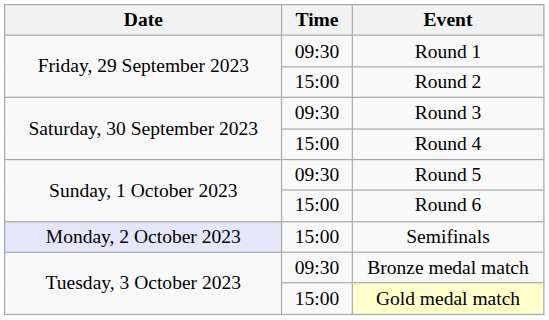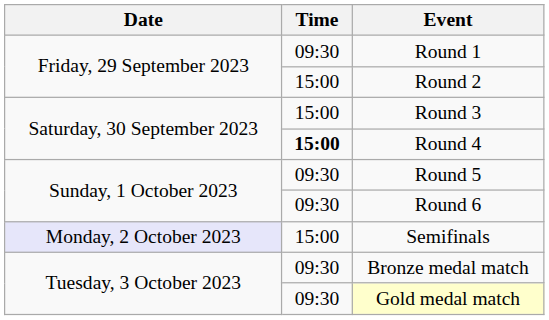(317, 112) 09:30 -> (317, 112) 15:00
(317, 143) normal -> (317, 143) bold
(317, 205) 15:00 -> (317, 205) 09:30
(317, 298) 15:00 -> (317, 298) 09:30
